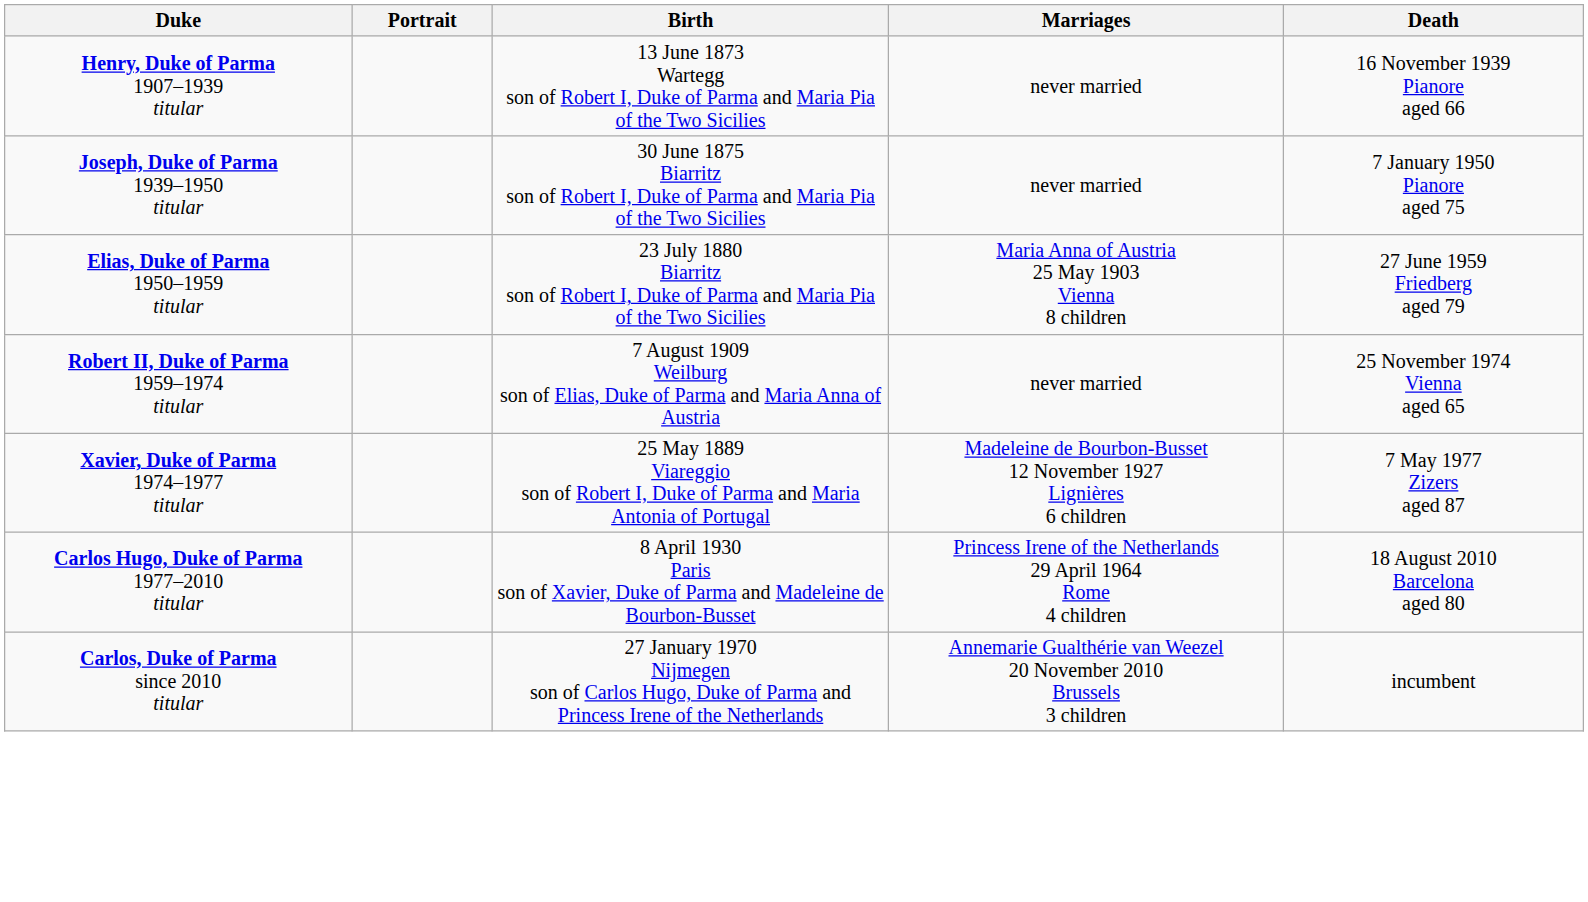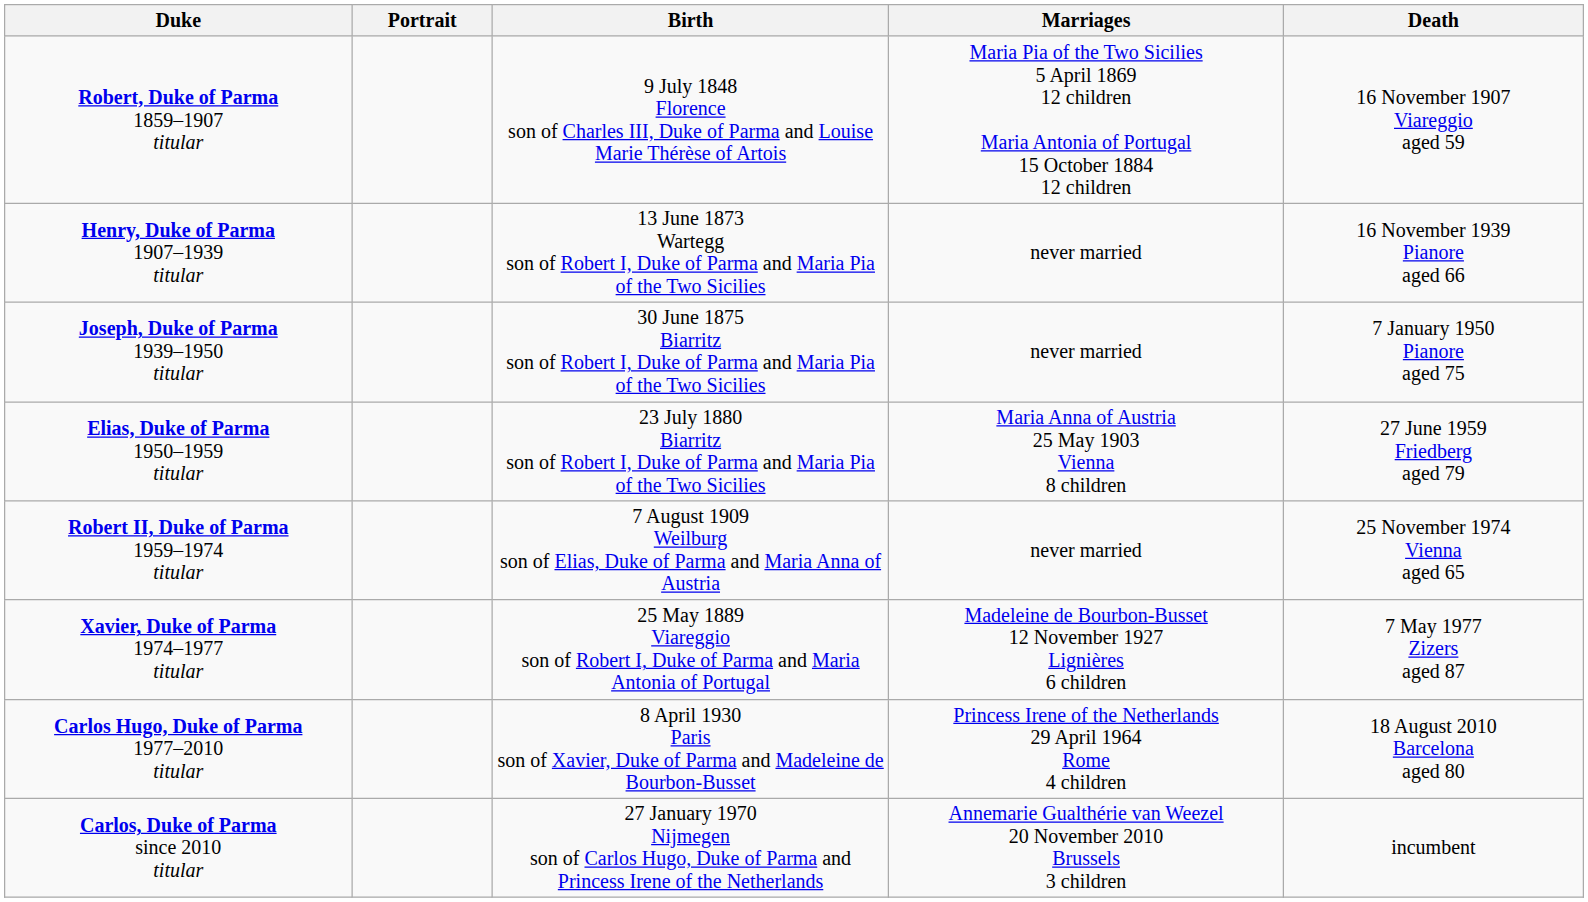+ row: (178, 119)
